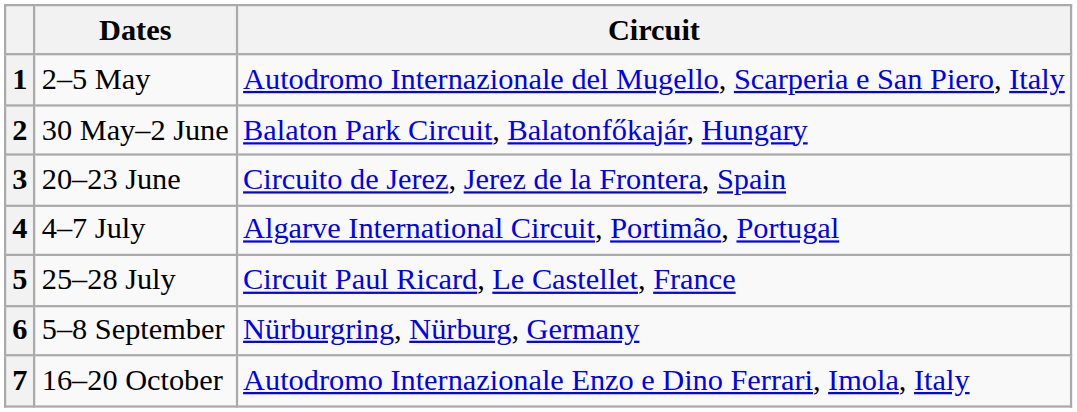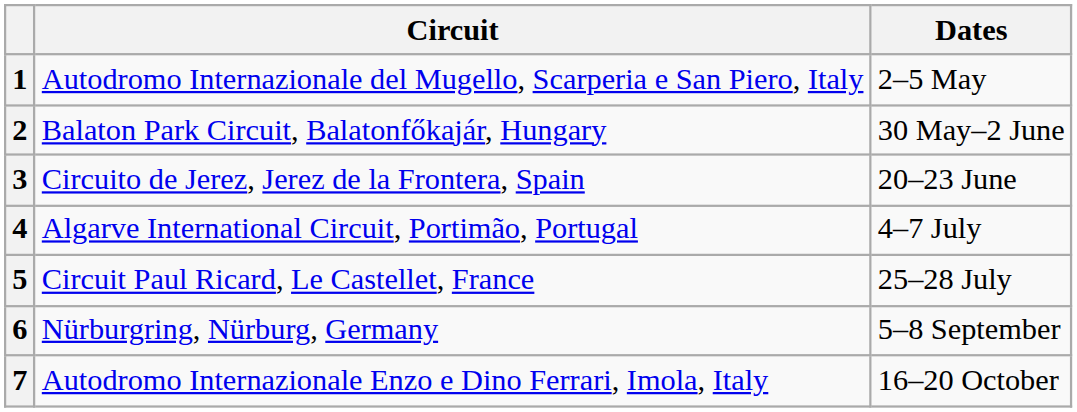columns swapped: (654, 29) <-> (135, 29)
